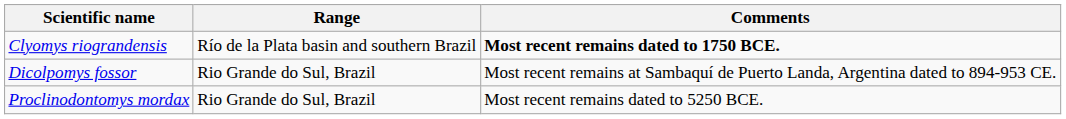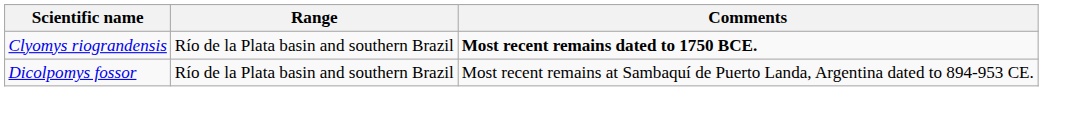(286, 72) Rio Grande do Sul, Brazil -> (314, 72) Río de la Plata basin and southern Brazil
- row: (99, 99)
